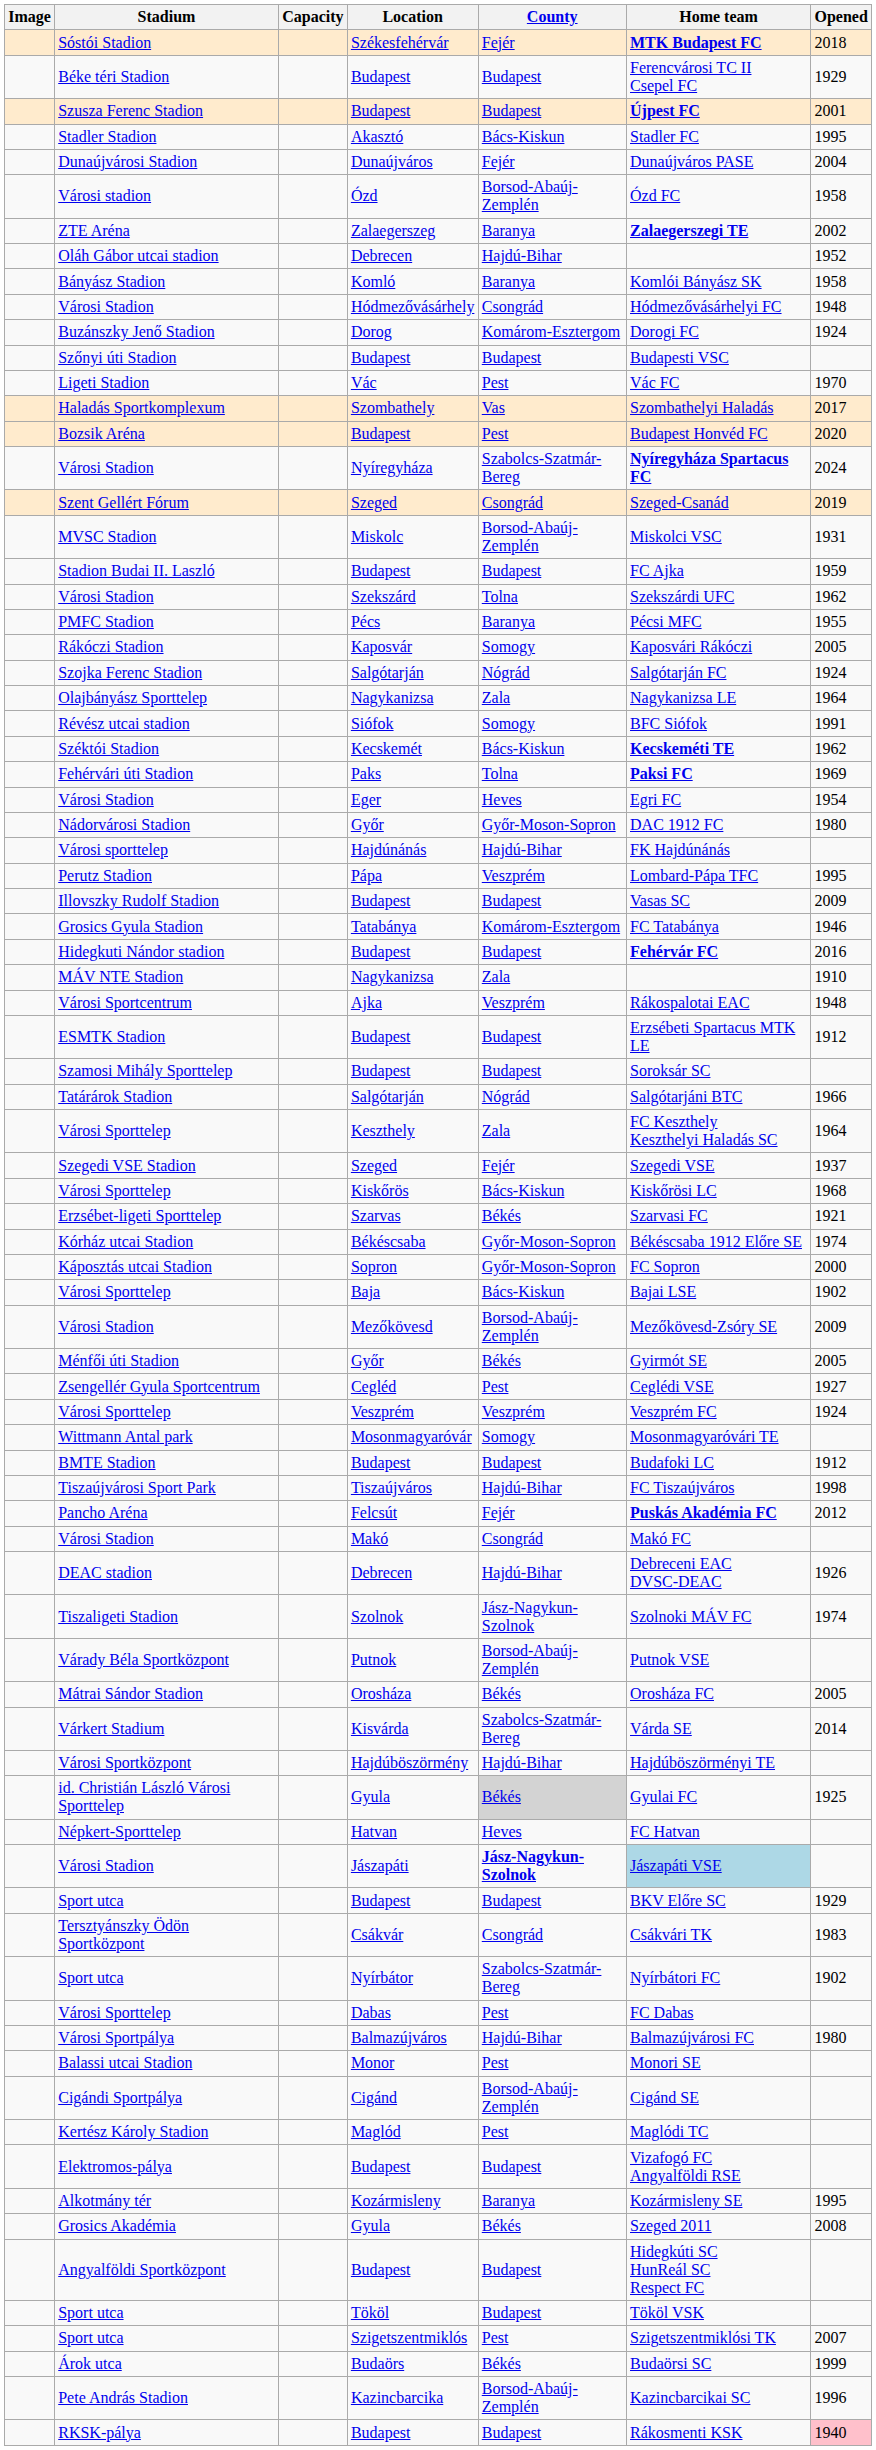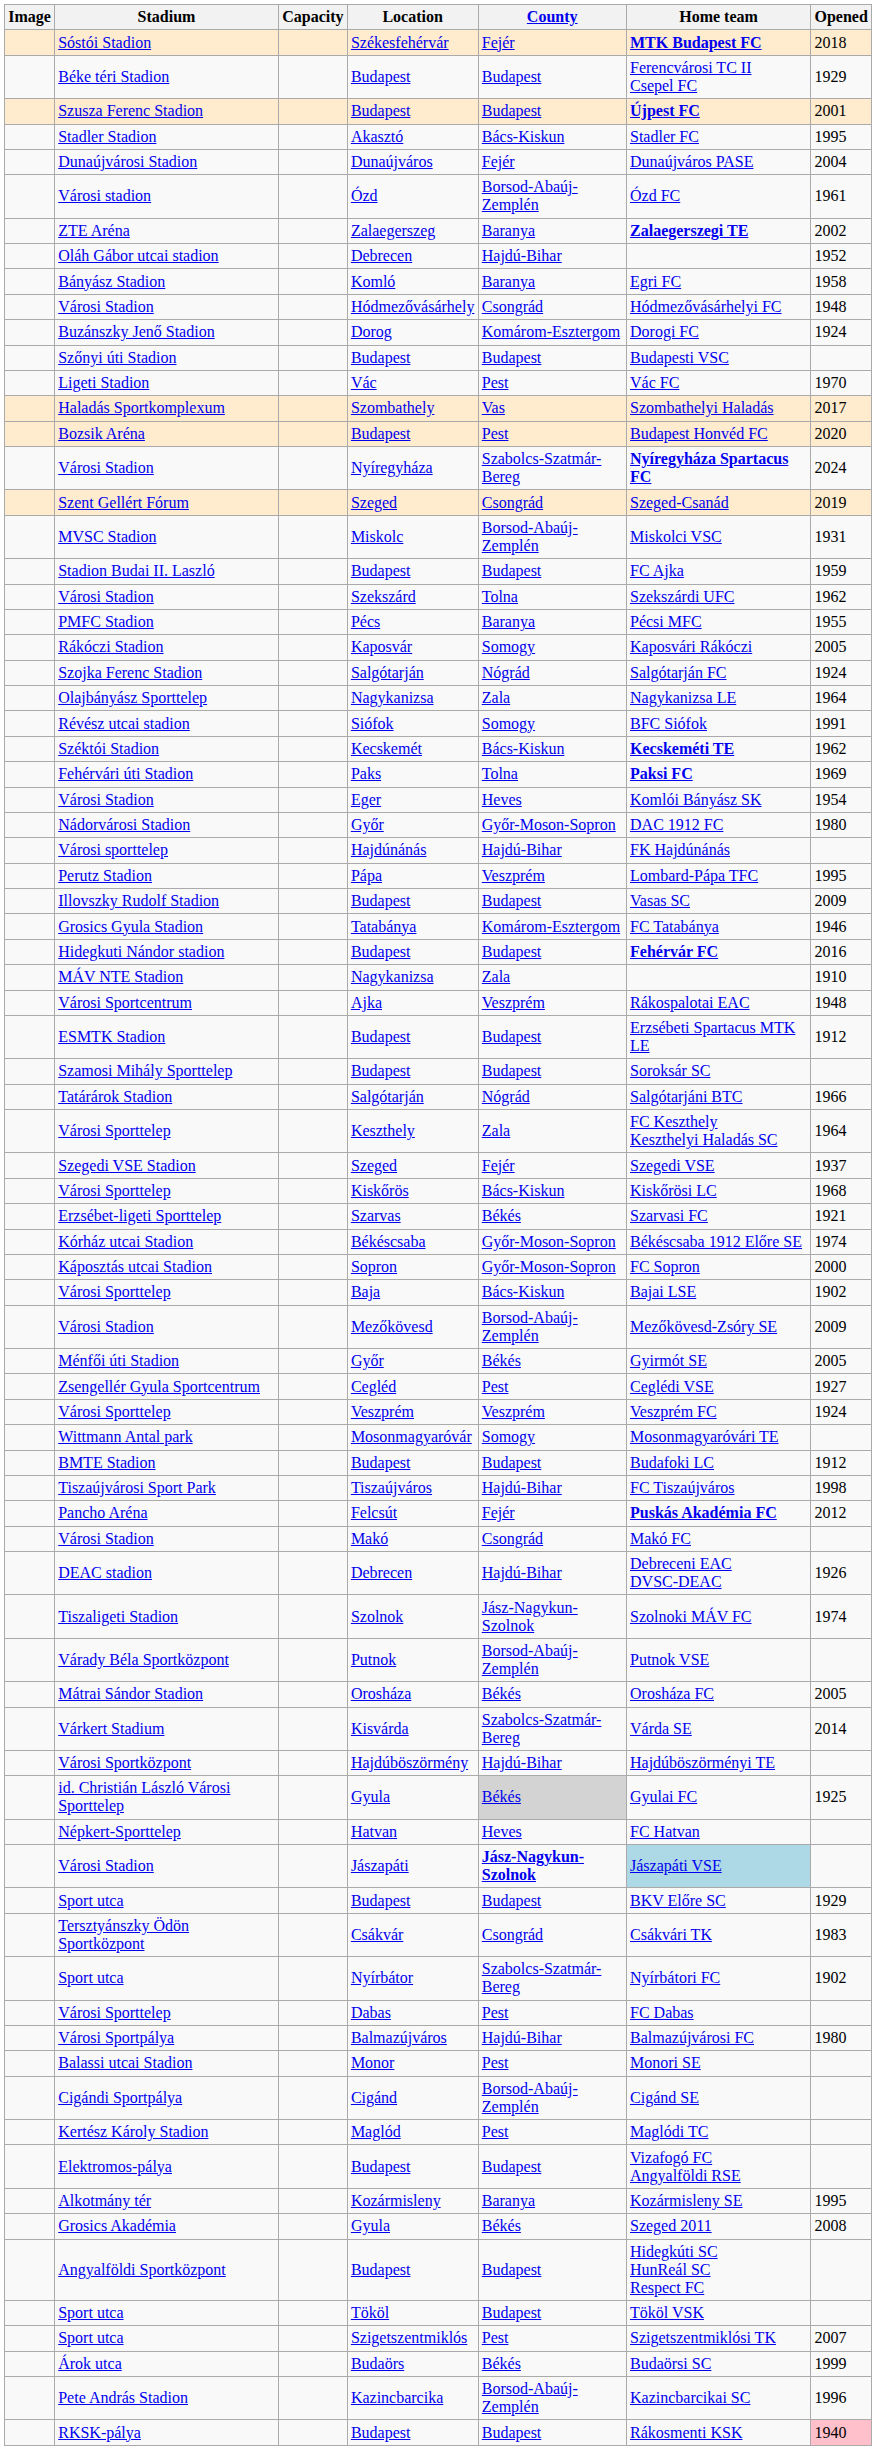(830, 196) 1958 -> (830, 196) 1961
(696, 281) Komlói Bányász SK -> (656, 281) Egri FC
(656, 799) Egri FC -> (696, 799) Komlói Bányász SK
